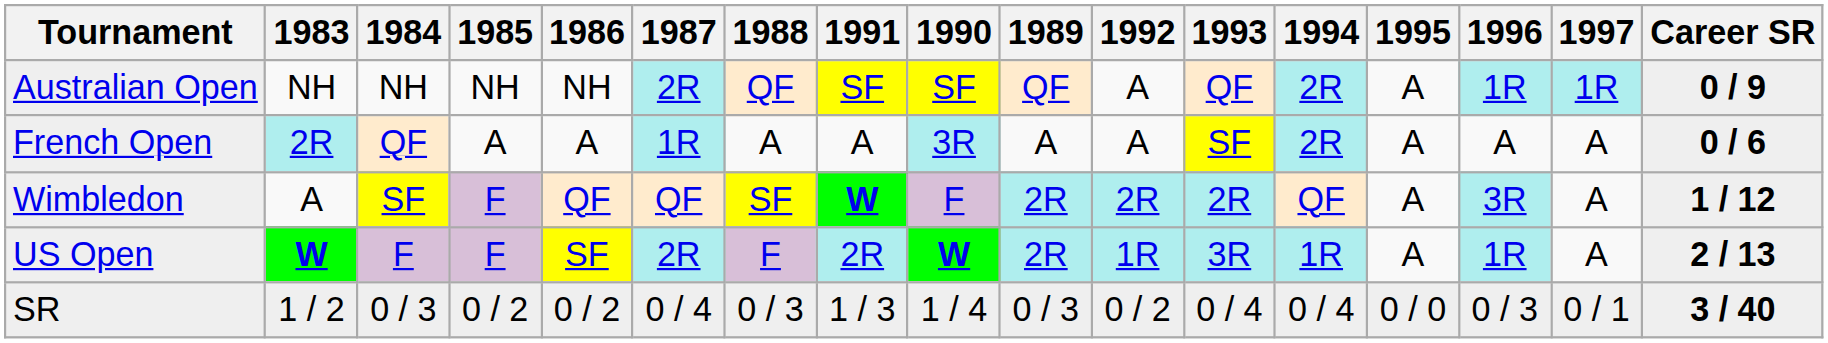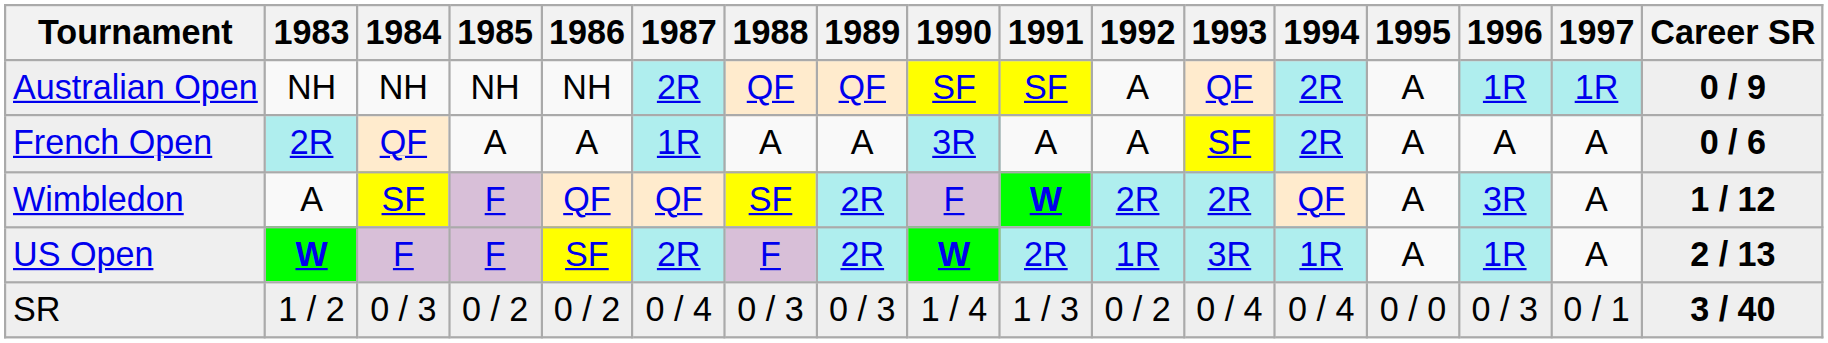columns swapped: (1046, 31) <-> (862, 31)
